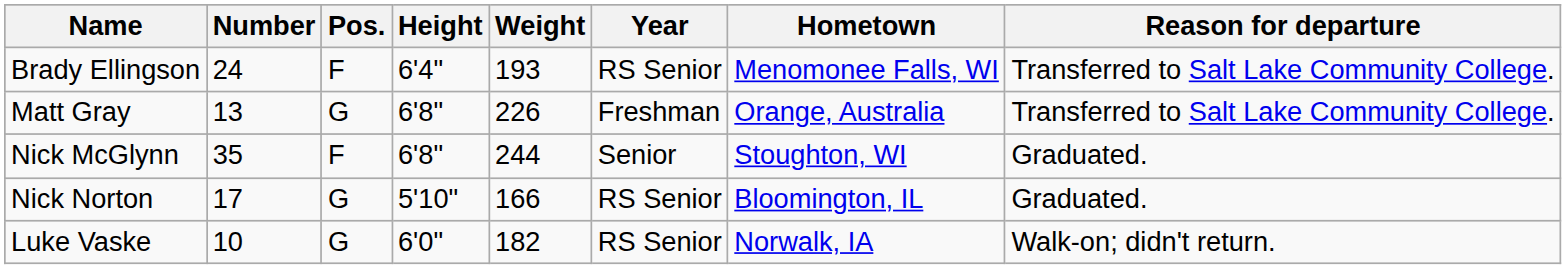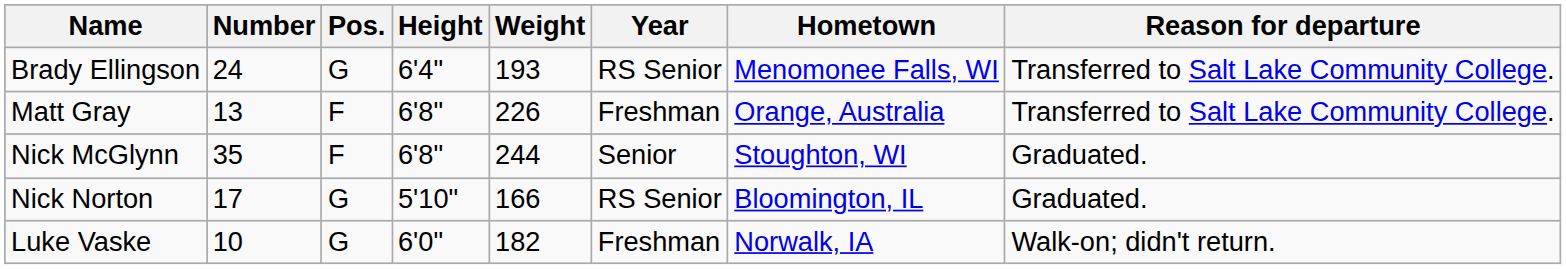(336, 69) F -> (339, 69) G
(339, 112) G -> (336, 112) F
(660, 241) RS Senior -> (659, 241) Freshman
